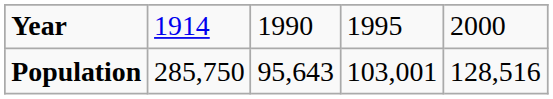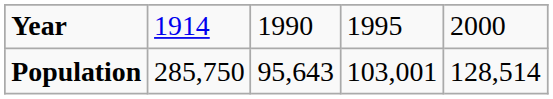(495, 70) 128,516 -> (495, 70) 128,514
